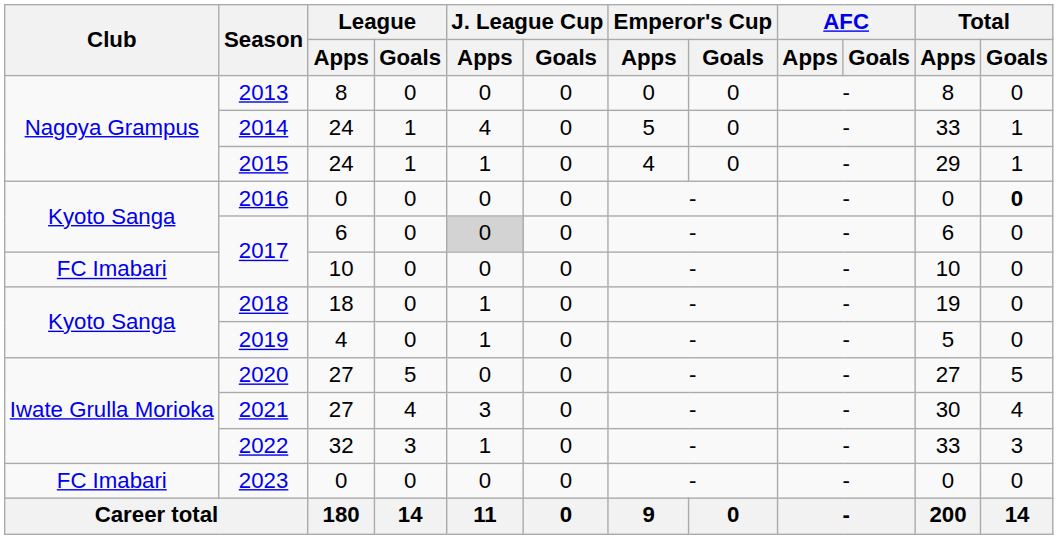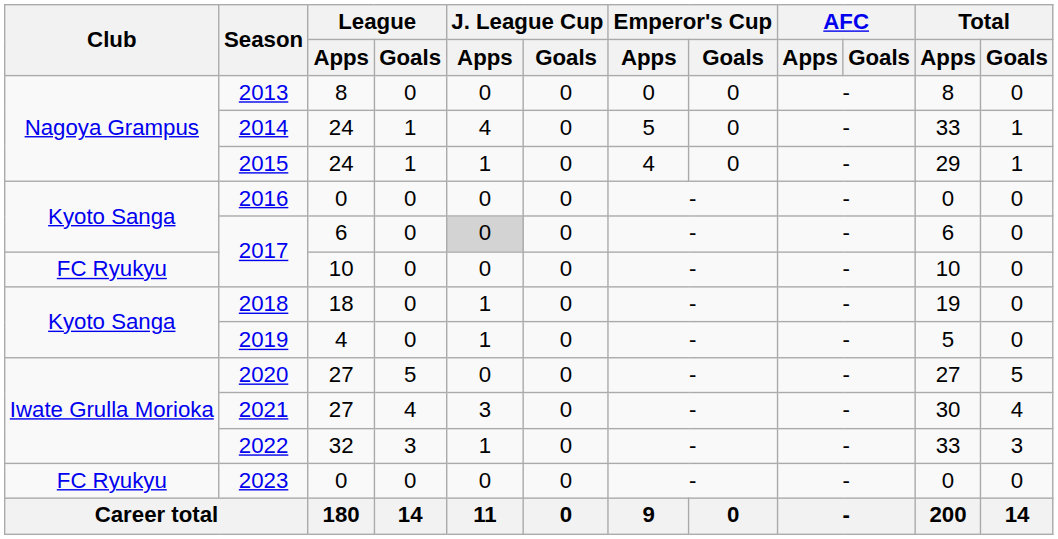(1017, 198) bold -> (1017, 198) normal
(112, 269) FC Imabari -> (112, 269) FC Ryukyu
(112, 480) FC Imabari -> (112, 480) FC Ryukyu
